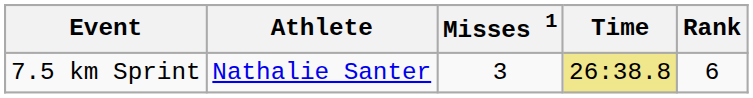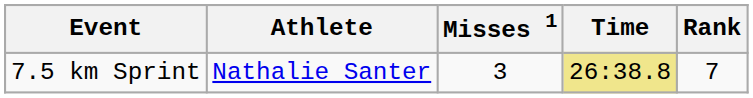(712, 72) 6 -> (712, 72) 7
